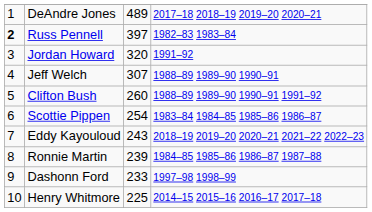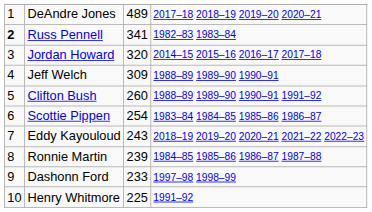(137, 34) 397 -> (137, 34) 341
(173, 55) 1991–92 -> (237, 55) 2014–15 2015–16 2016–17 2017–18
(137, 75) 307 -> (137, 75) 309
(237, 197) 2014–15 2015–16 2016–17 2017–18 -> (173, 197) 1991–92
